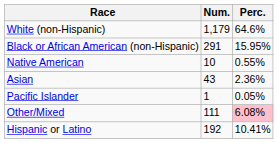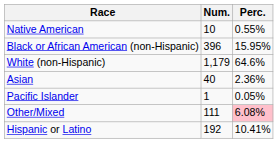rows swapped: (56, 29) <-> (45, 63)
(212, 46) 291 -> (212, 46) 396
(209, 79) 43 -> (209, 79) 40
